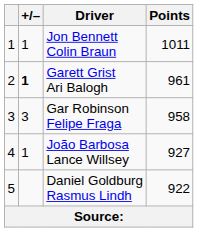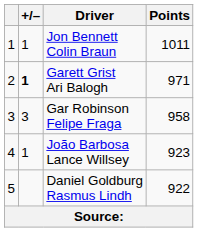(179, 80) 961 -> (179, 80) 971
(179, 152) 927 -> (179, 152) 923
